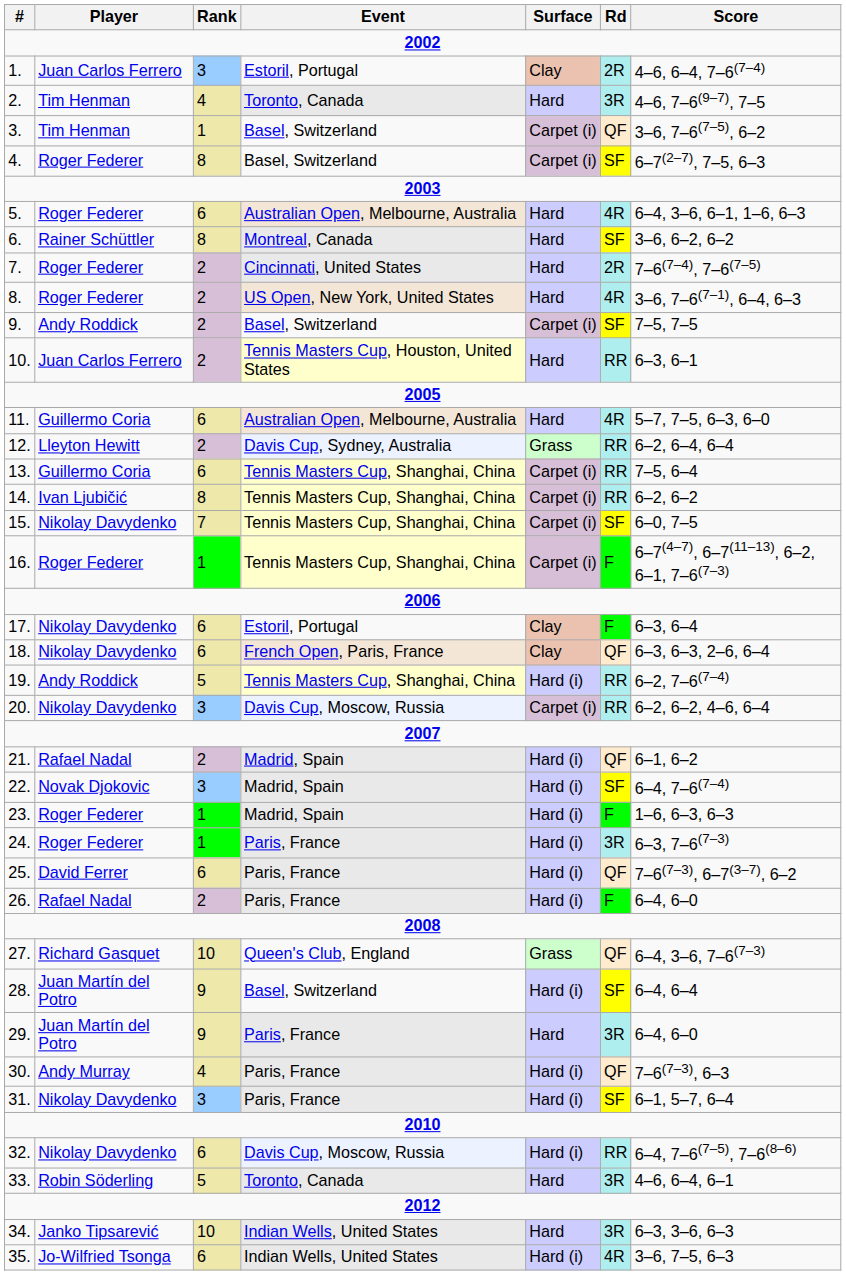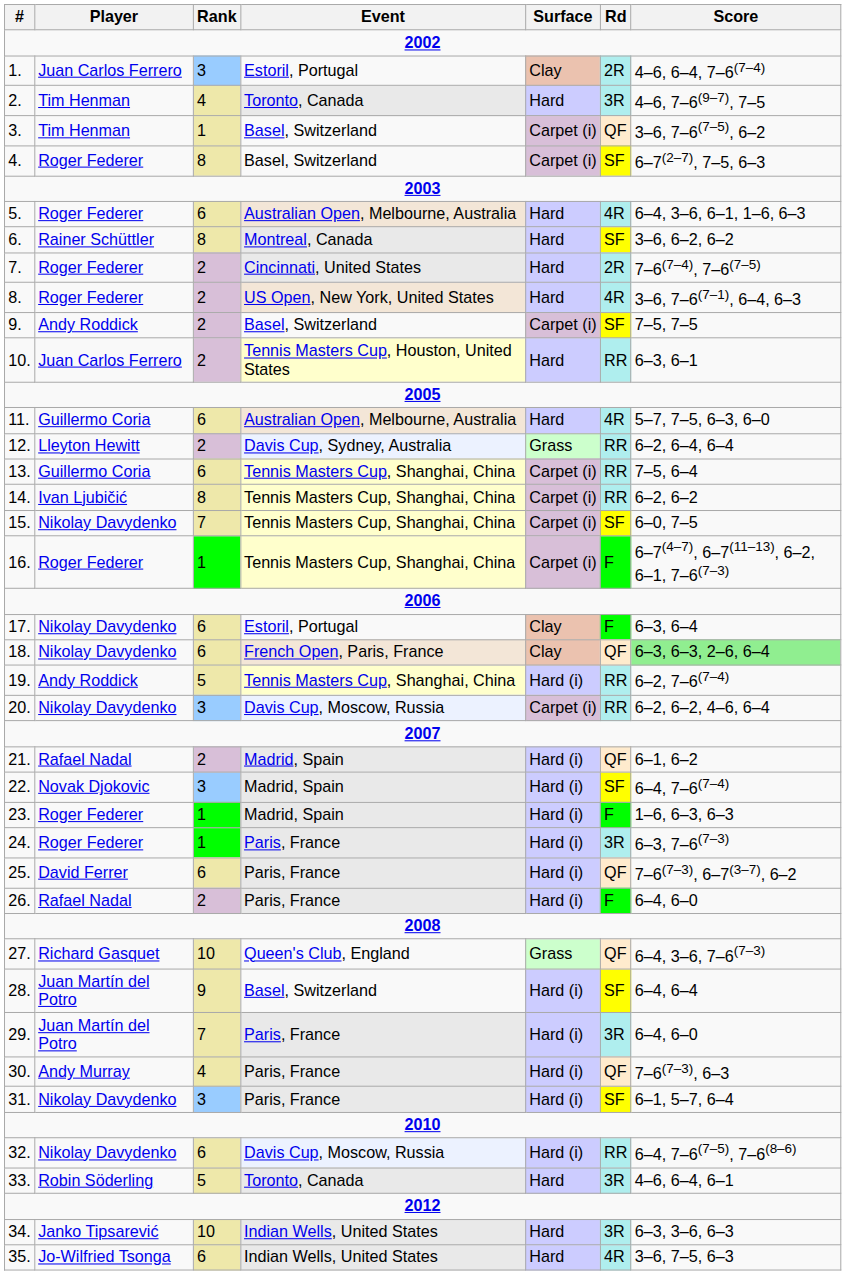(702, 652) no background -> (702, 652) lightgreen background
(202, 1034) 9 -> (202, 1034) 7
(547, 1034) Hard -> (556, 1034) Hard (i)
(556, 1257) Hard (i) -> (547, 1257) Hard
